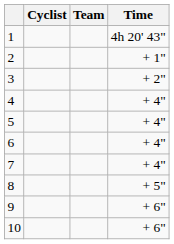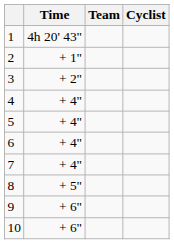columns swapped: (47, 15) <-> (138, 15)
